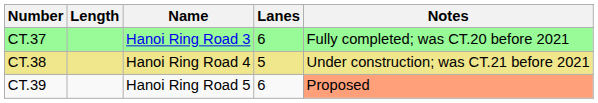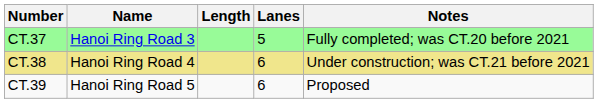columns swapped: (188, 16) <-> (95, 16)
(261, 39) 6 -> (261, 39) 5
(261, 62) 5 -> (261, 62) 6
(338, 86) lightsalmon background -> (338, 86) no background
